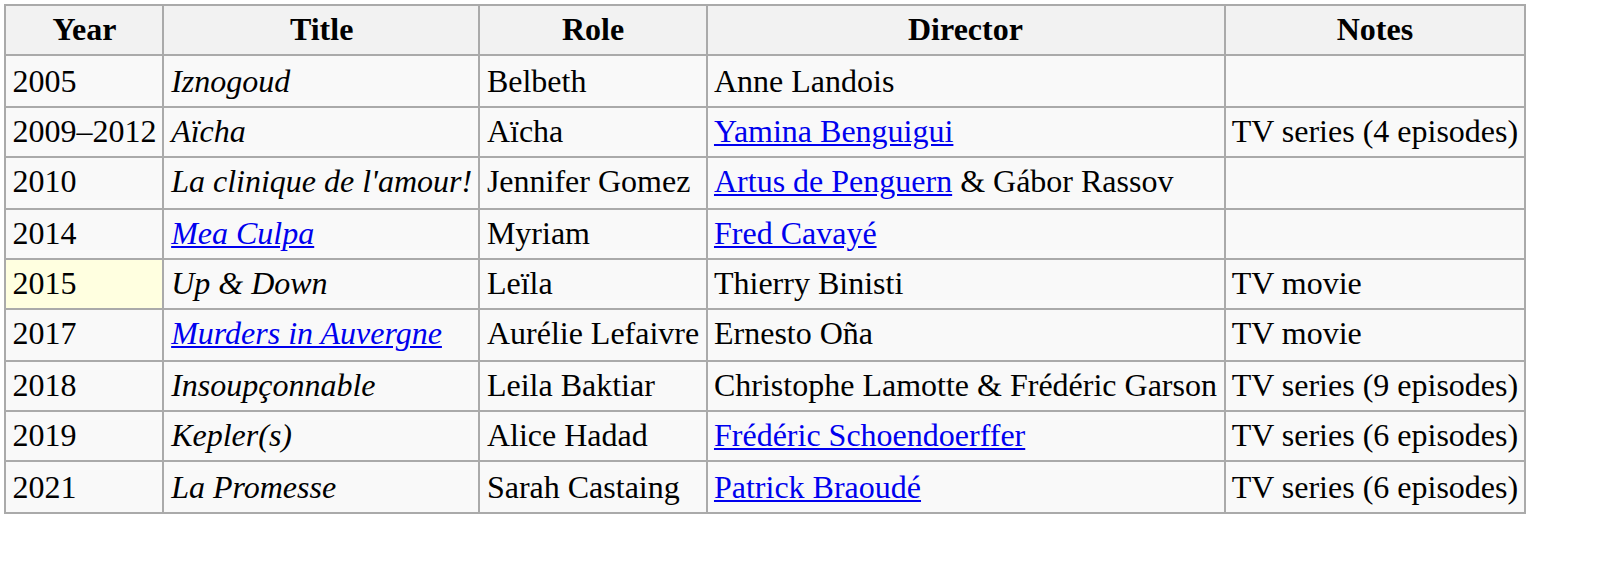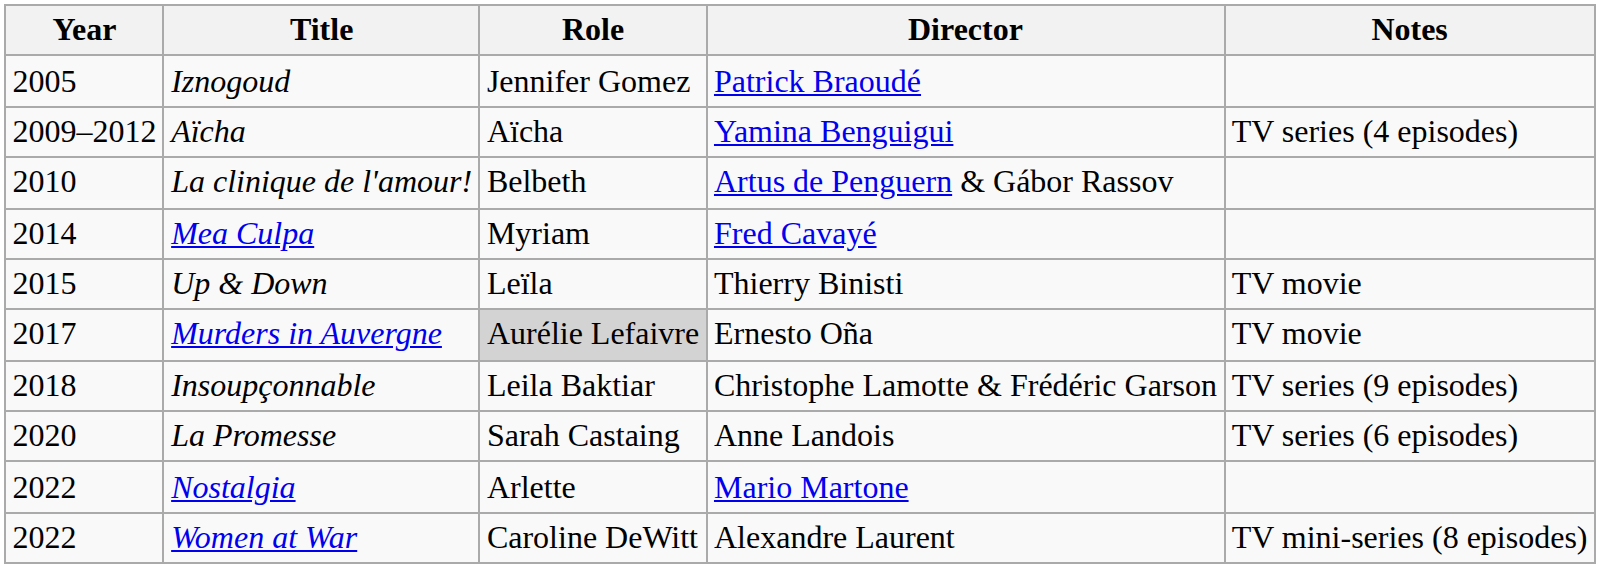(537, 80) Belbeth -> (589, 80) Jennifer Gomez
(804, 80) Anne Landois -> (818, 80) Patrick Braoudé
(589, 182) Jennifer Gomez -> (537, 182) Belbeth
(44, 283) lightyellow background -> (44, 283) no background
(593, 334) no background -> (593, 334) lightgrey background
- row: (232, 435)
(44, 486) 2021 -> (44, 435) 2020
(818, 486) Patrick Braoudé -> (804, 435) Anne Landois
+ row: (233, 486)
+ row: (264, 537)
